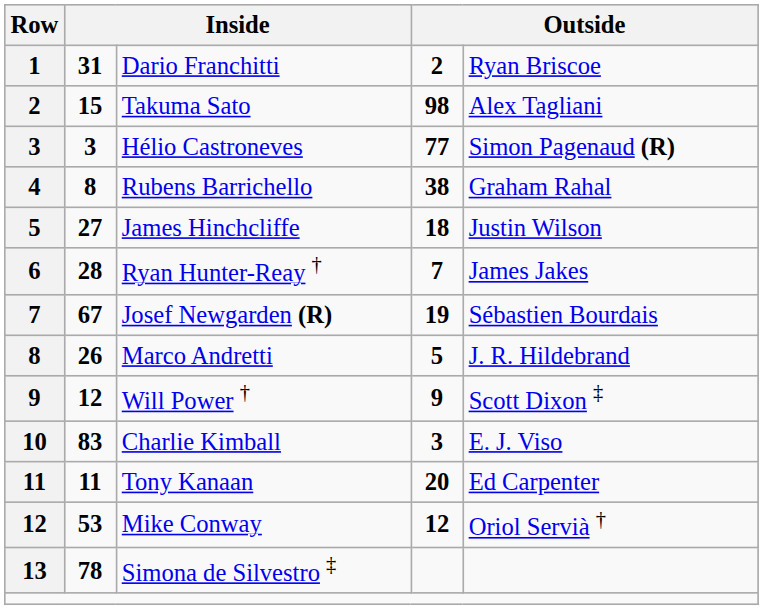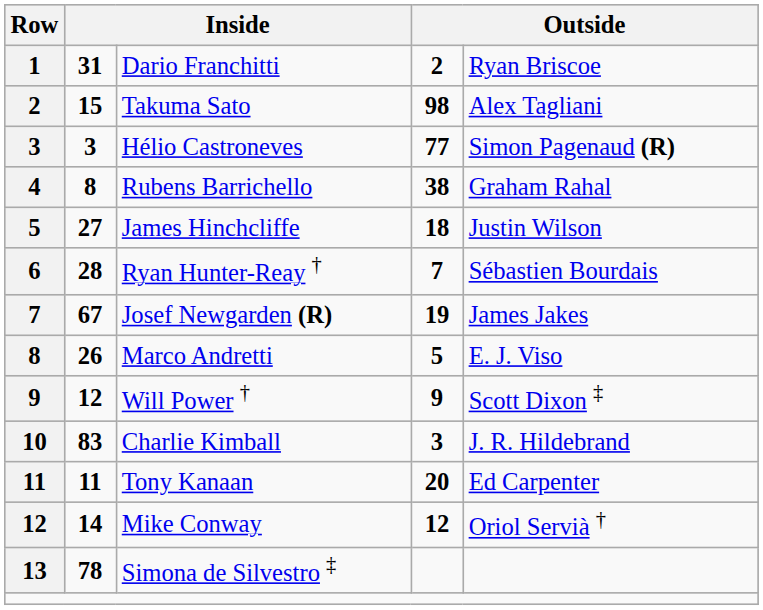(528, 271) James Jakes -> (563, 271) Sébastien Bourdais
(563, 314) Sébastien Bourdais -> (528, 314) James Jakes
(549, 354) J. R. Hildebrand -> (516, 354) E. J. Viso
(516, 440) E. J. Viso -> (549, 440) J. R. Hildebrand
(90, 524) 53 -> (90, 524) 14
